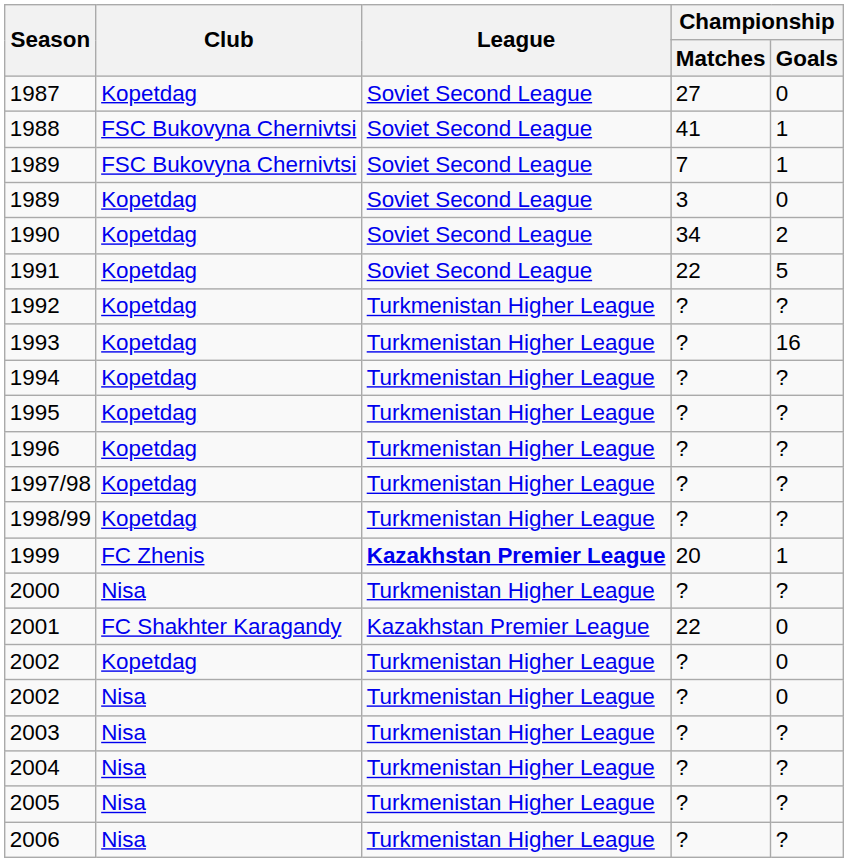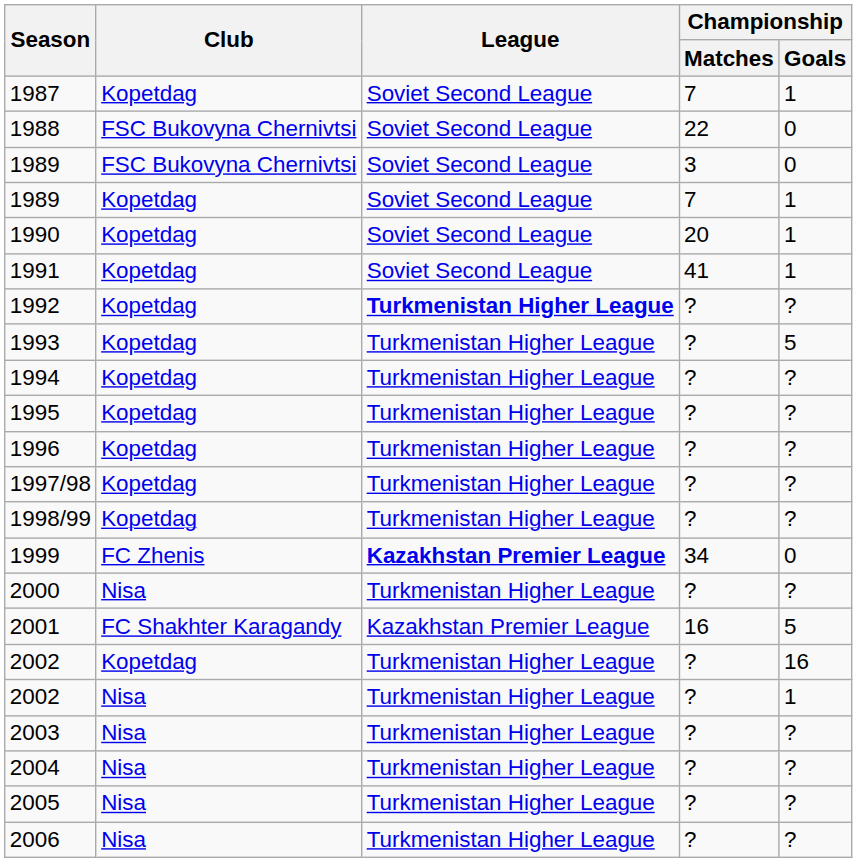(688, 93) 27 -> (690, 93) 7
(782, 93) 0 -> (790, 93) 1
(688, 128) 41 -> (697, 128) 22
(782, 128) 1 -> (790, 128) 0
(682, 164) 7 -> (690, 164) 3
(782, 164) 1 -> (790, 164) 0
(682, 199) 3 -> (690, 199) 7
(782, 199) 0 -> (790, 199) 1
(688, 235) 34 -> (697, 235) 20
(782, 235) 2 -> (790, 235) 1
(688, 270) 22 -> (697, 270) 41
(782, 270) 5 -> (790, 270) 1
(511, 306) normal -> (520, 306) bold
(788, 341) 16 -> (790, 341) 5
(688, 555) 20 -> (697, 555) 34
(782, 555) 1 -> (790, 555) 0
(688, 626) 22 -> (697, 626) 16
(782, 626) 0 -> (790, 626) 5
(782, 661) 0 -> (796, 661) 16
(782, 697) 0 -> (790, 697) 1
